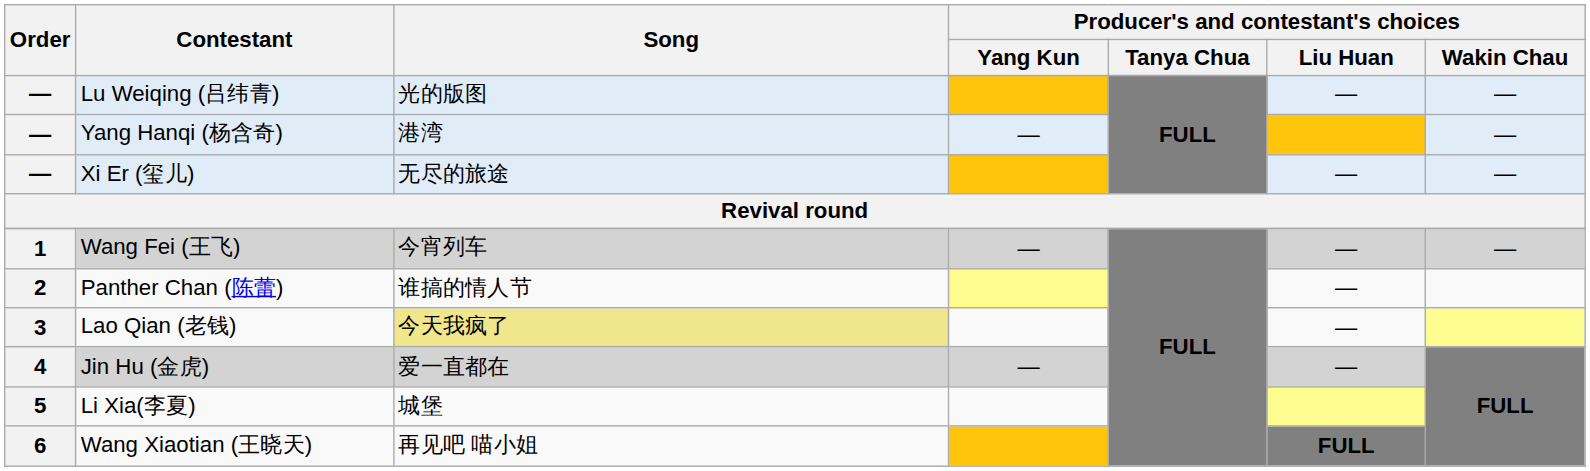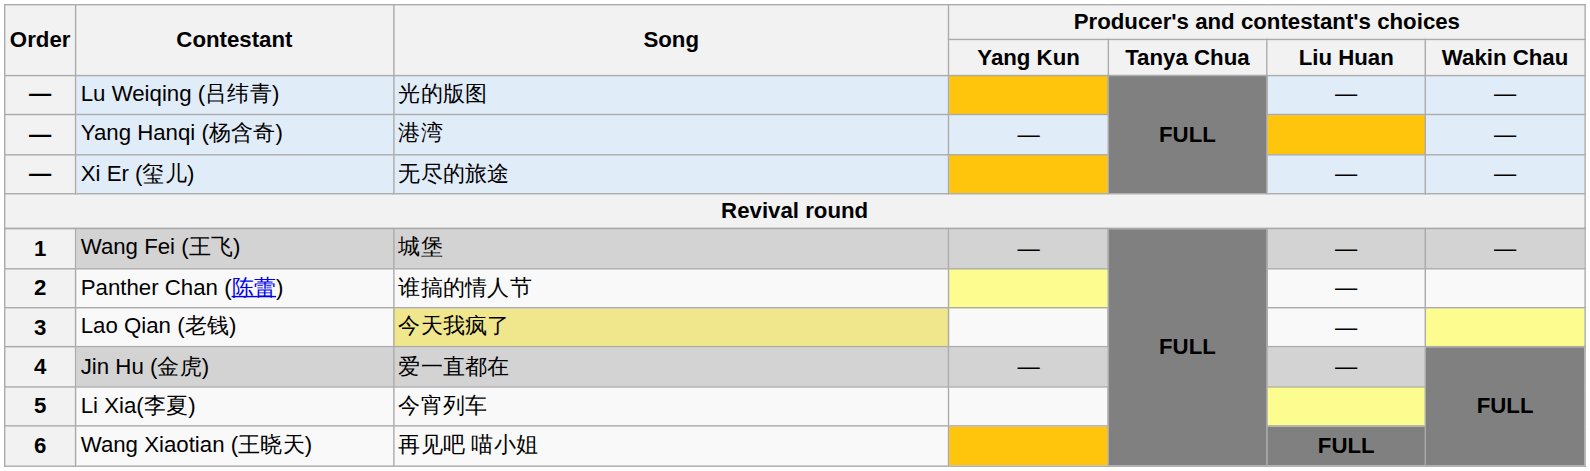(443, 247) 今宵列车 -> (421, 247) 城堡
(421, 405) 城堡 -> (443, 405) 今宵列车
